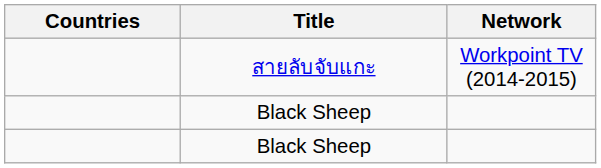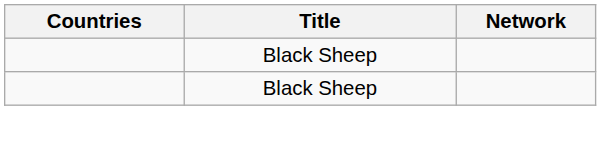- row: (314, 67)
